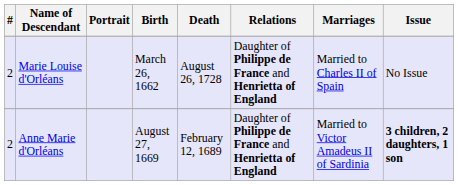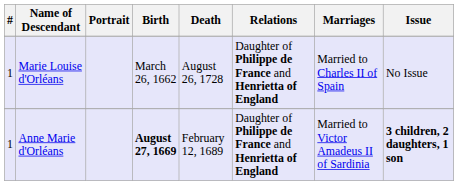(10, 72) 2 -> (10, 72) 1
(10, 144) 2 -> (10, 144) 1
(152, 144) normal -> (156, 144) bold
